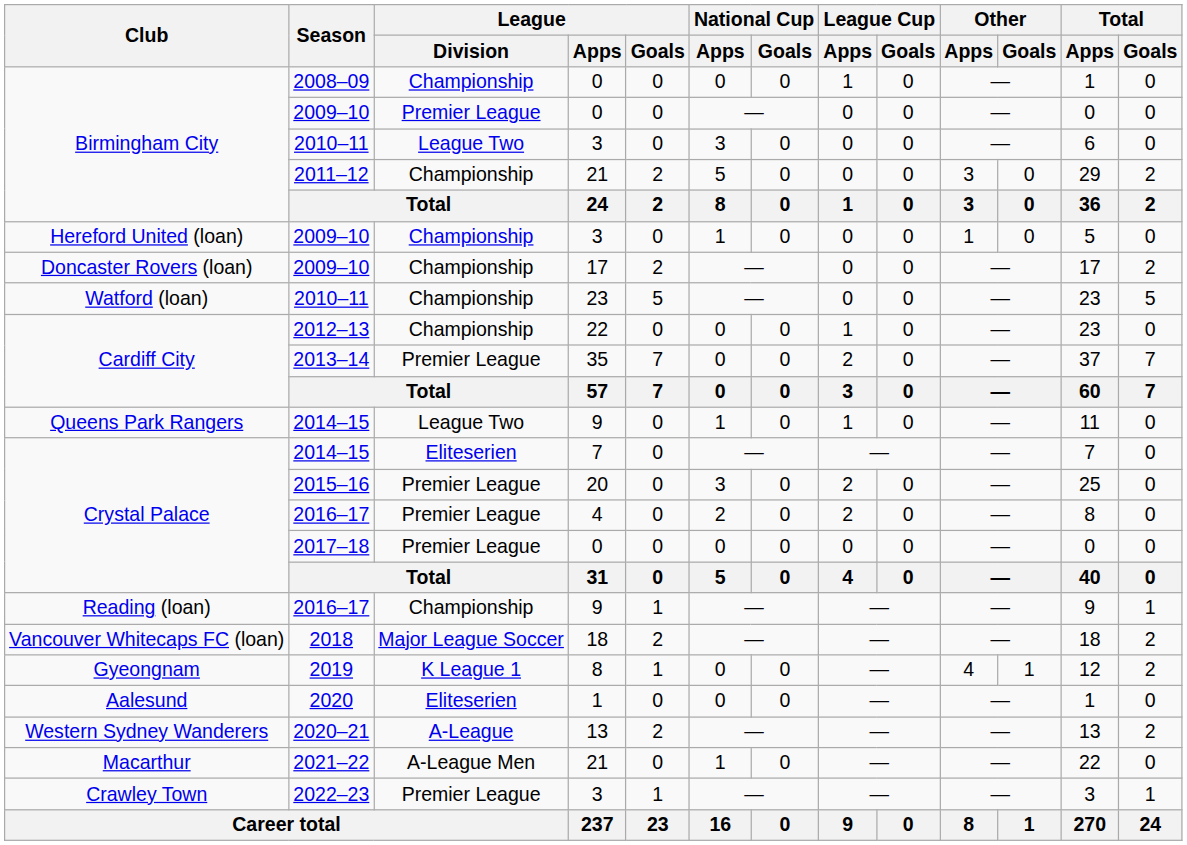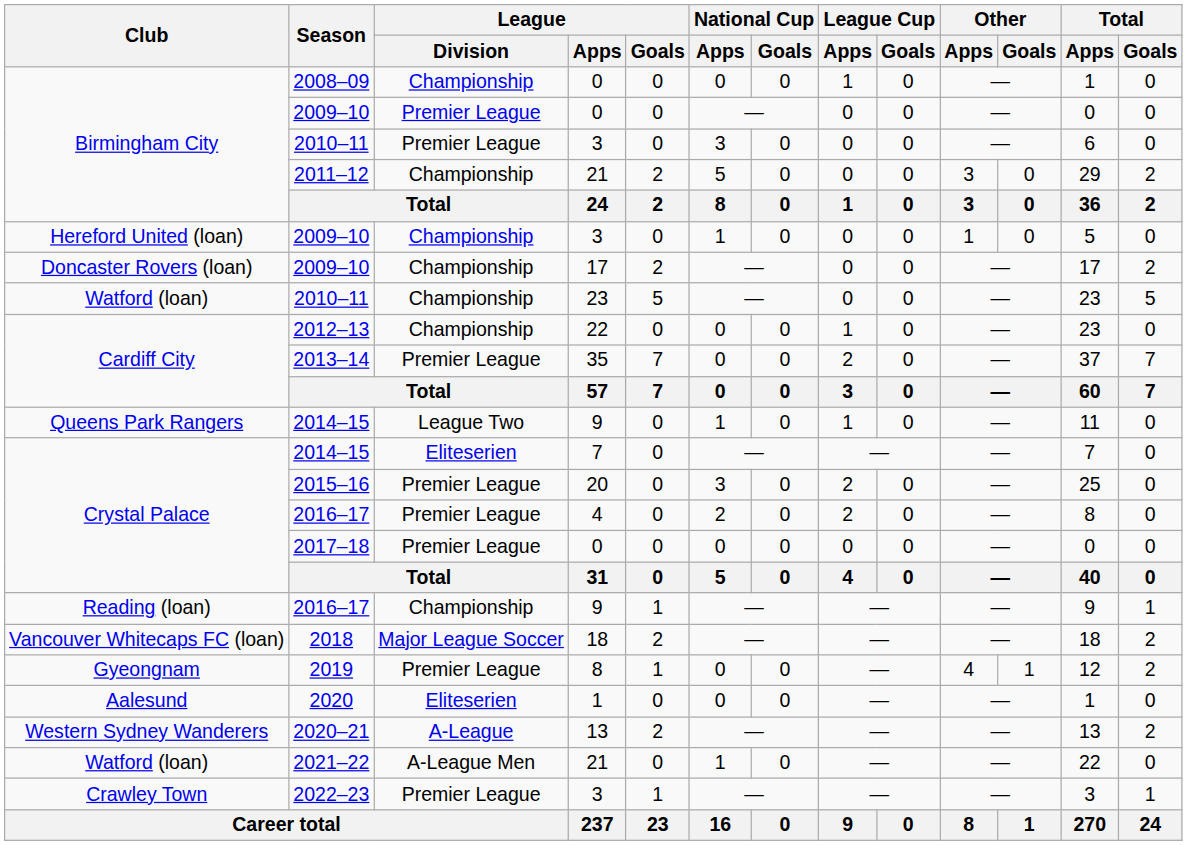(471, 143) League Two -> (471, 143) Premier League
(471, 670) K League 1 -> (471, 670) Premier League
(147, 762) Macarthur -> (147, 762) Watford (loan)
